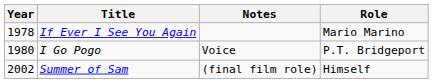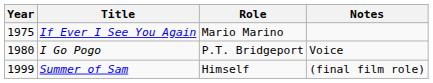columns swapped: (374, 14) <-> (260, 14)
(21, 32) 1978 -> (21, 32) 1975
(21, 69) 2002 -> (21, 69) 1999
